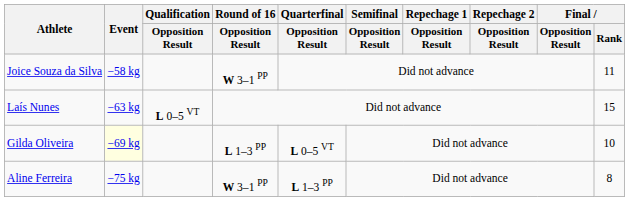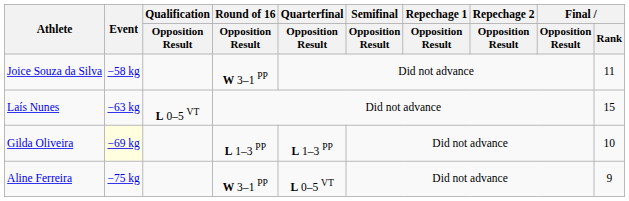(312, 150) L 0–5 VT -> (312, 150) L 1–3 PP
(312, 186) L 1–3 PP -> (312, 186) L 0–5 VT
(609, 179) 8 -> (609, 179) 9
